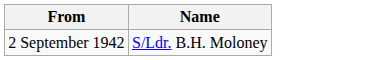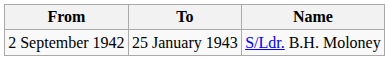+ column: (185, 17)
